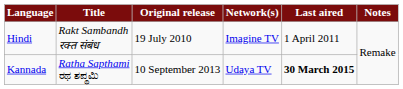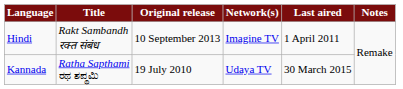(163, 38) 19 July 2010 -> (177, 38) 10 September 2013
(177, 69) 10 September 2013 -> (163, 69) 19 July 2010
(319, 69) bold -> (318, 69) normal
